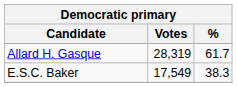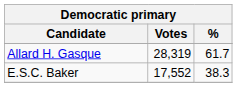(172, 73) 17,549 -> (172, 73) 17,552
